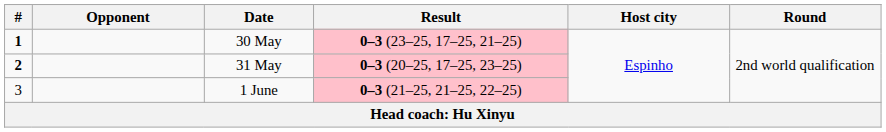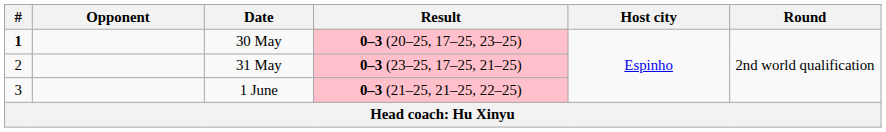(441, 41) 0–3 (23–25, 17–25, 21–25) -> (441, 41) 0–3 (20–25, 17–25, 23–25)
(18, 66) bold -> (18, 66) normal
(441, 66) 0–3 (20–25, 17–25, 23–25) -> (441, 66) 0–3 (23–25, 17–25, 21–25)
